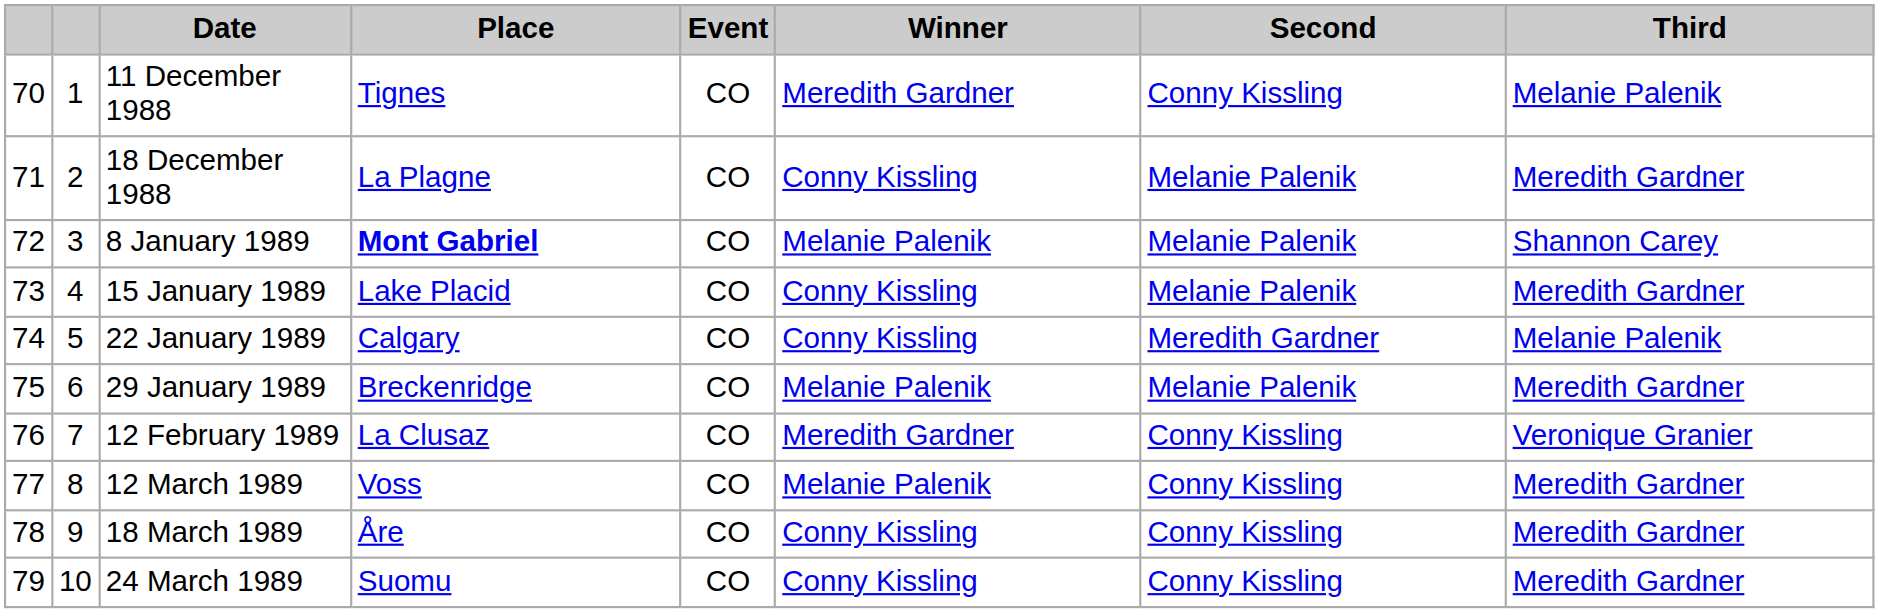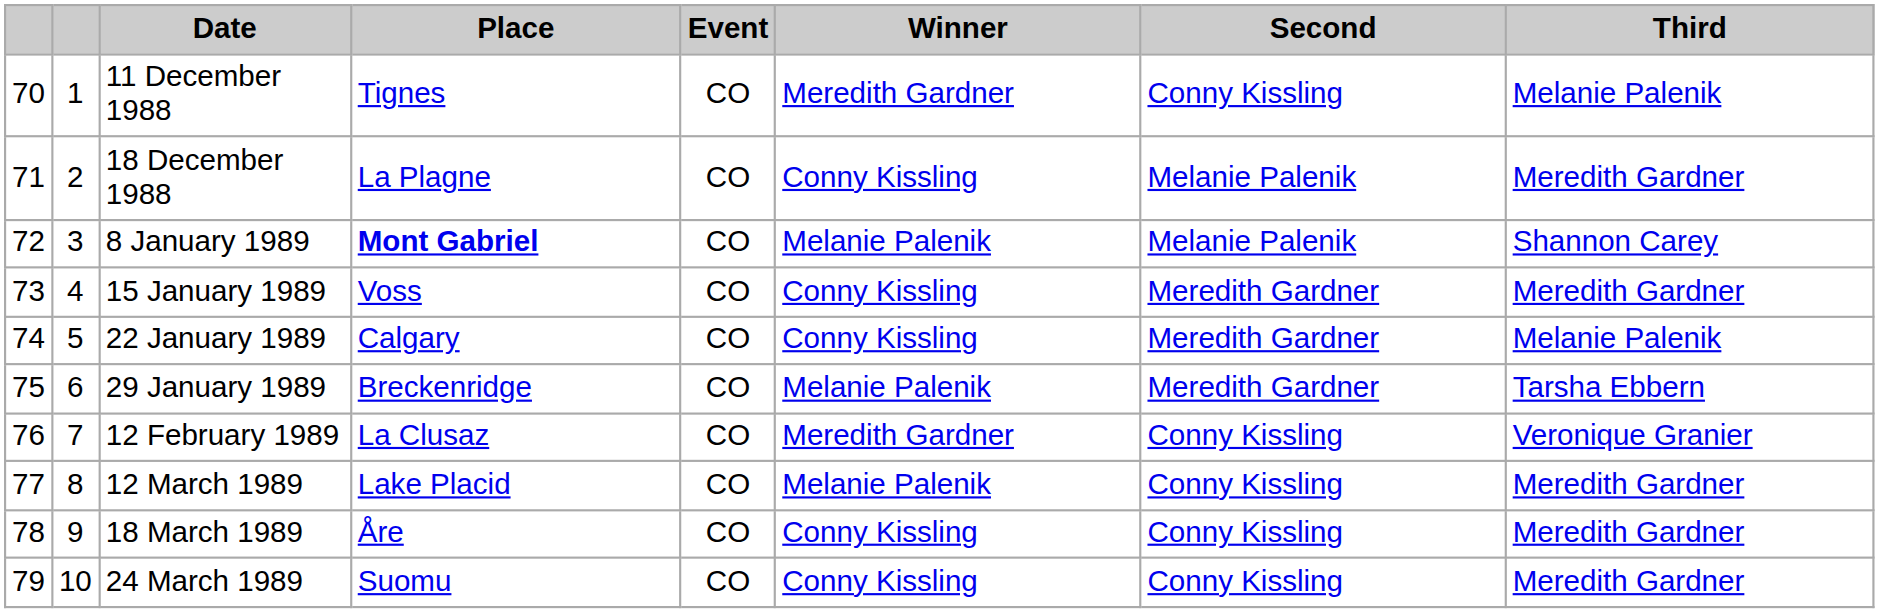(434, 290) Lake Placid -> (390, 290) Voss
(1252, 290) Melanie Palenik -> (1263, 290) Meredith Gardner
(1252, 387) Melanie Palenik -> (1263, 387) Meredith Gardner
(1629, 387) Meredith Gardner -> (1609, 387) Tarsha Ebbern
(390, 484) Voss -> (434, 484) Lake Placid
